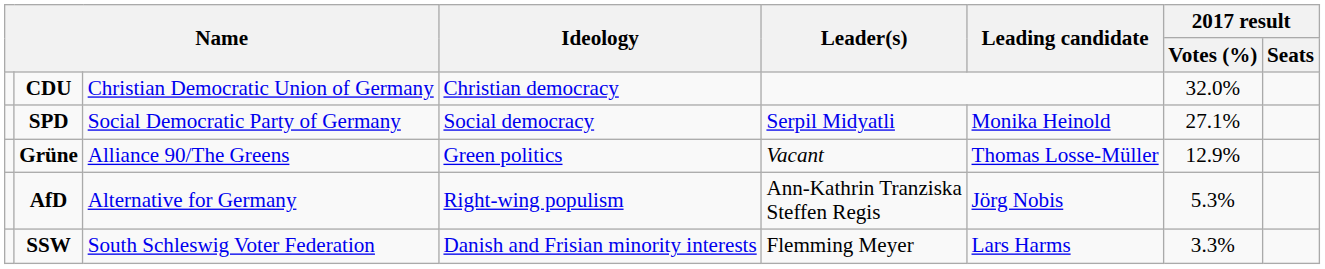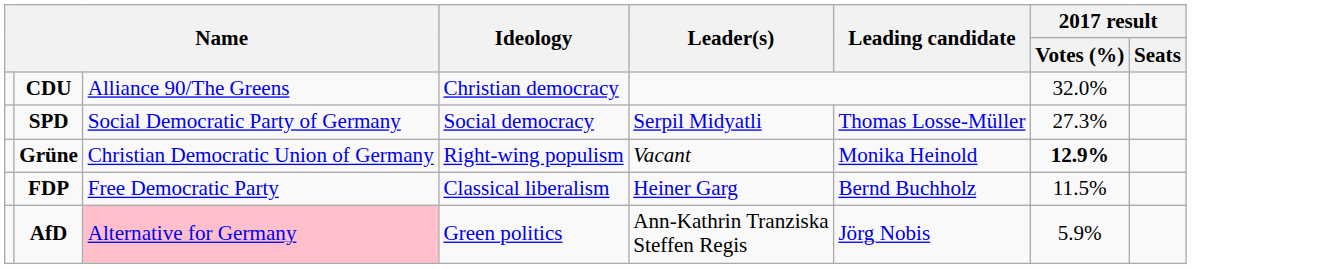(261, 88) Christian Democratic Union of Germany -> (189, 88) Alliance 90/The Greens
(1041, 121) Monika Heinold -> (932, 121) Thomas Losse-Müller
(1213, 121) 27.1% -> (1080, 121) 27.3%
(189, 155) Alliance 90/The Greens -> (261, 155) Christian Democratic Union of Germany
(503, 155) Green politics -> (534, 155) Right-wing populism
(1065, 155) Thomas Losse-Müller -> (908, 155) Monika Heinold
(1213, 155) normal -> (1080, 155) bold
+ row: (49, 188)
(192, 200) no background -> (192, 234) pink background
(534, 200) Right-wing populism -> (503, 234) Green politics
(1213, 200) 5.3% -> (1080, 234) 5.9%
- row: (49, 245)
